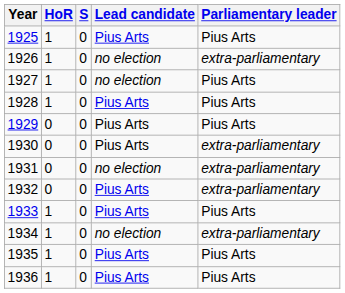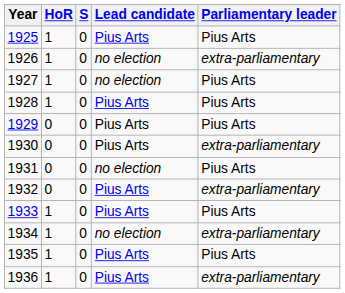(260, 168) extra-parliamentary -> (228, 168) Pius Arts
(228, 277) Pius Arts -> (260, 277) extra-parliamentary
